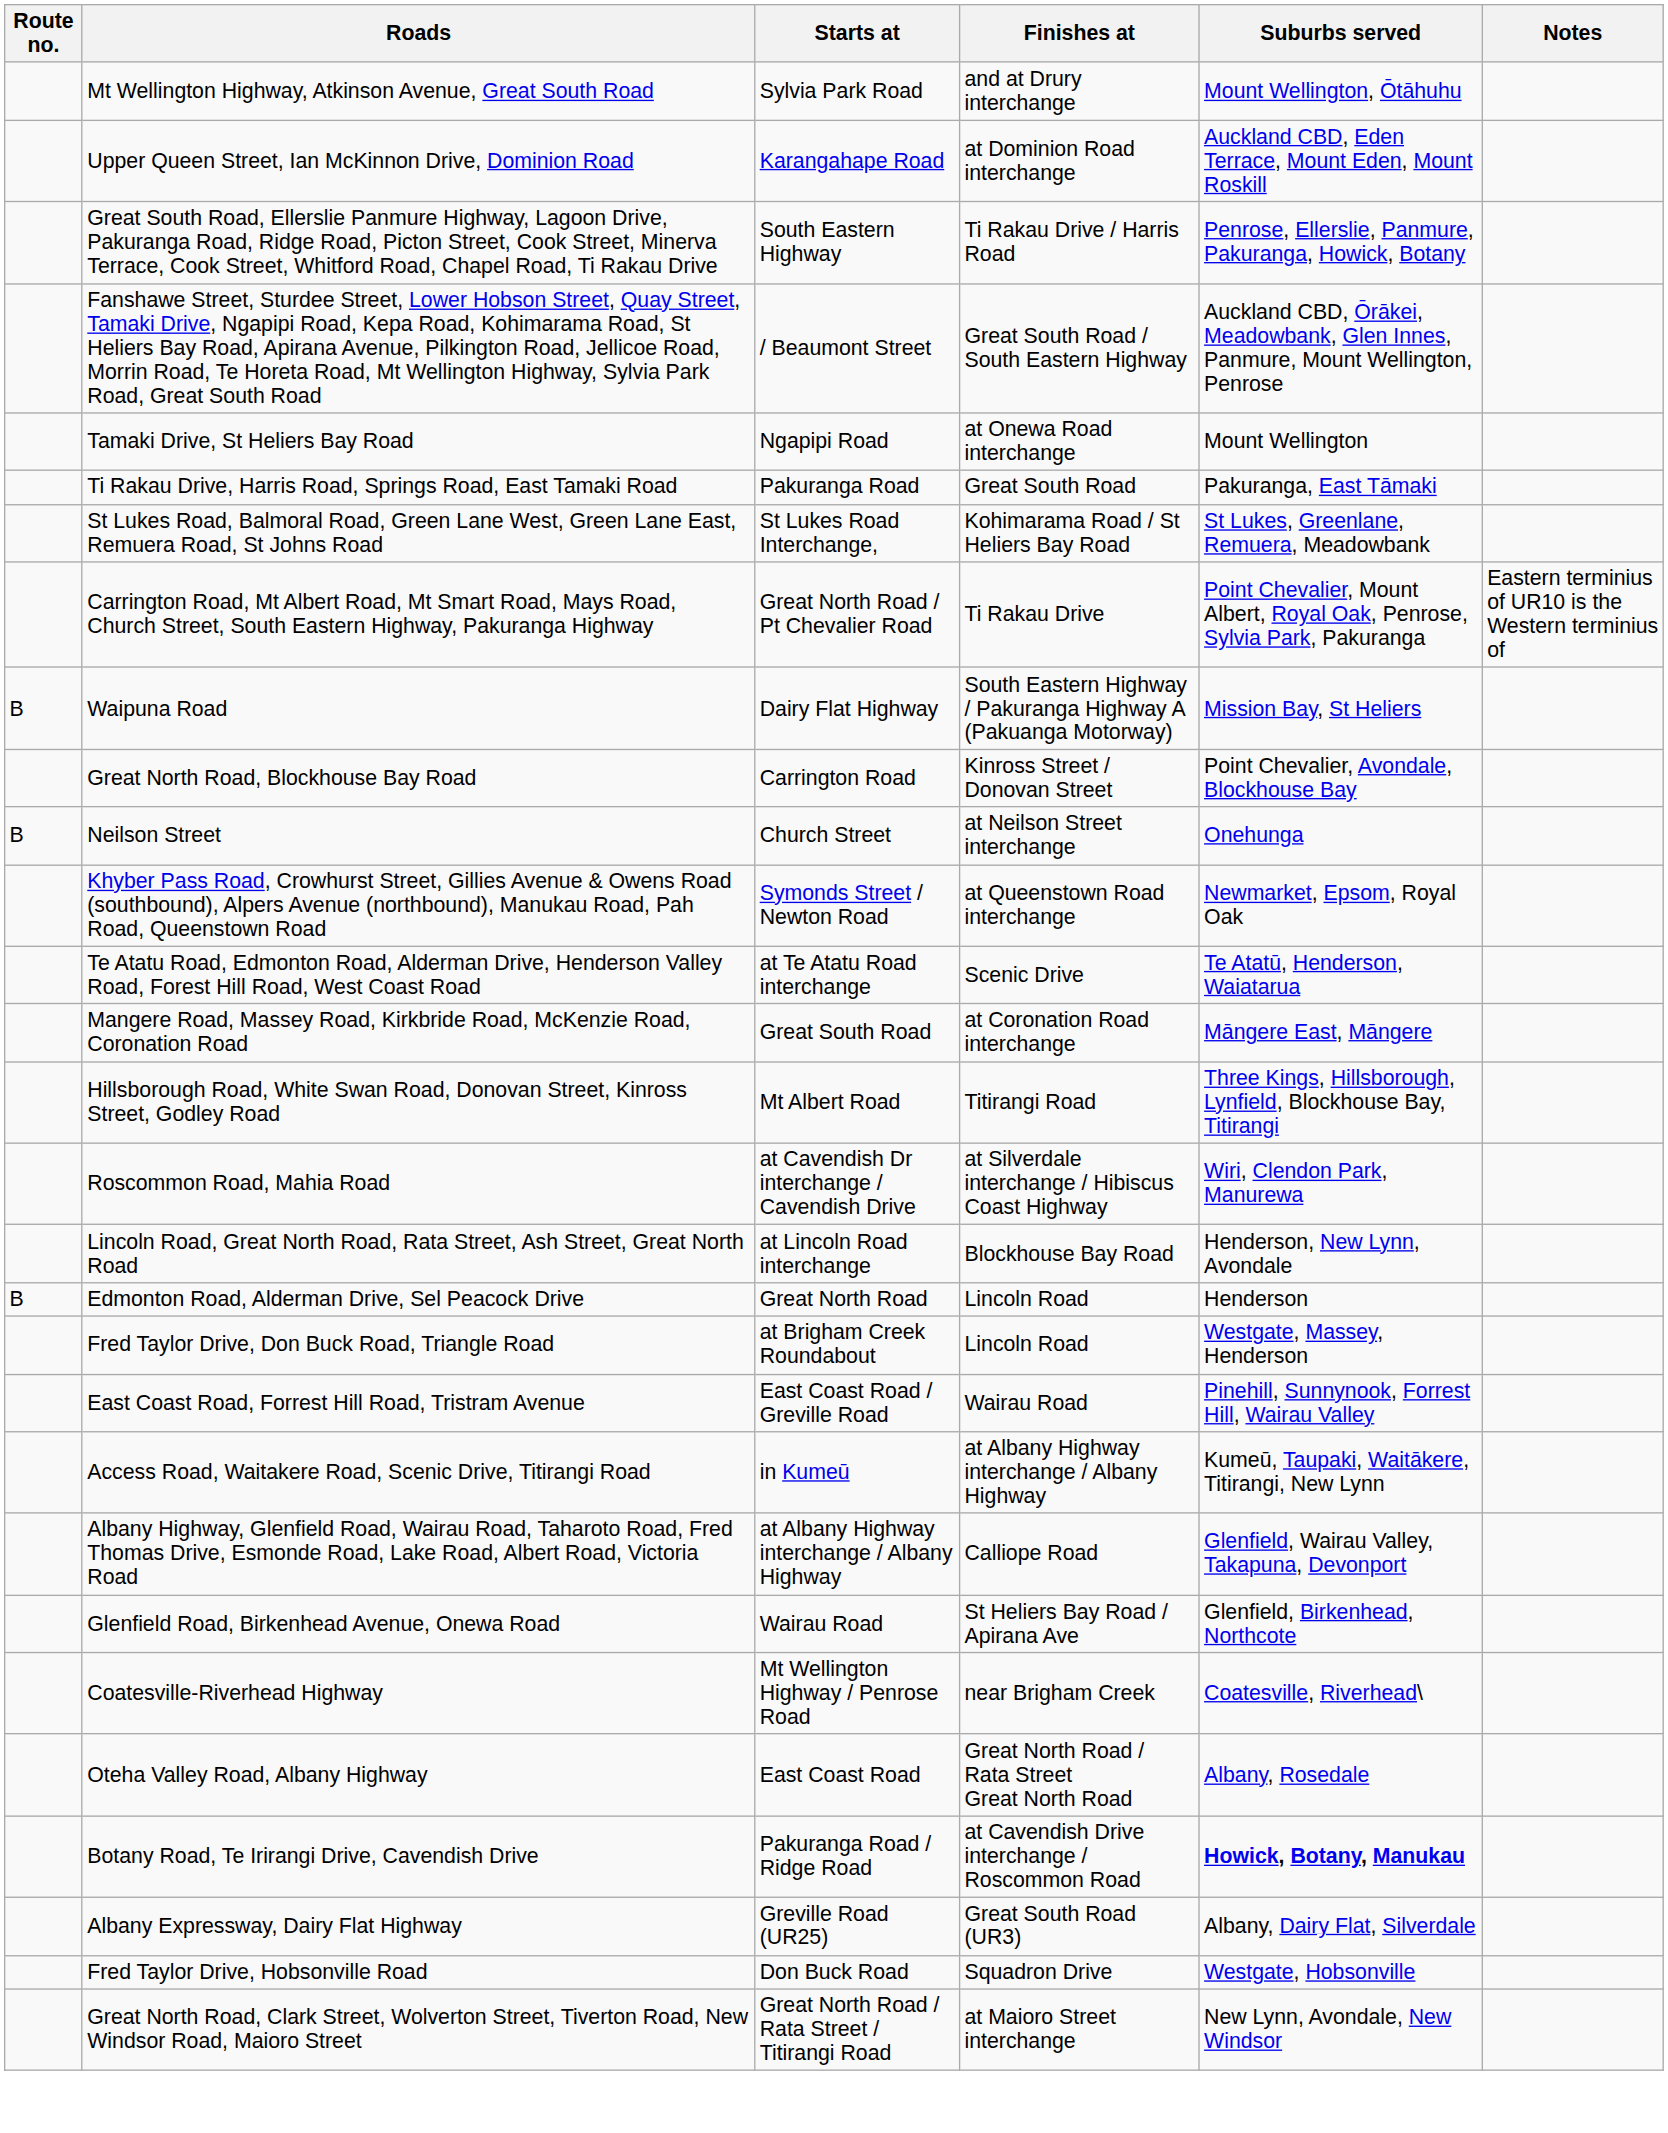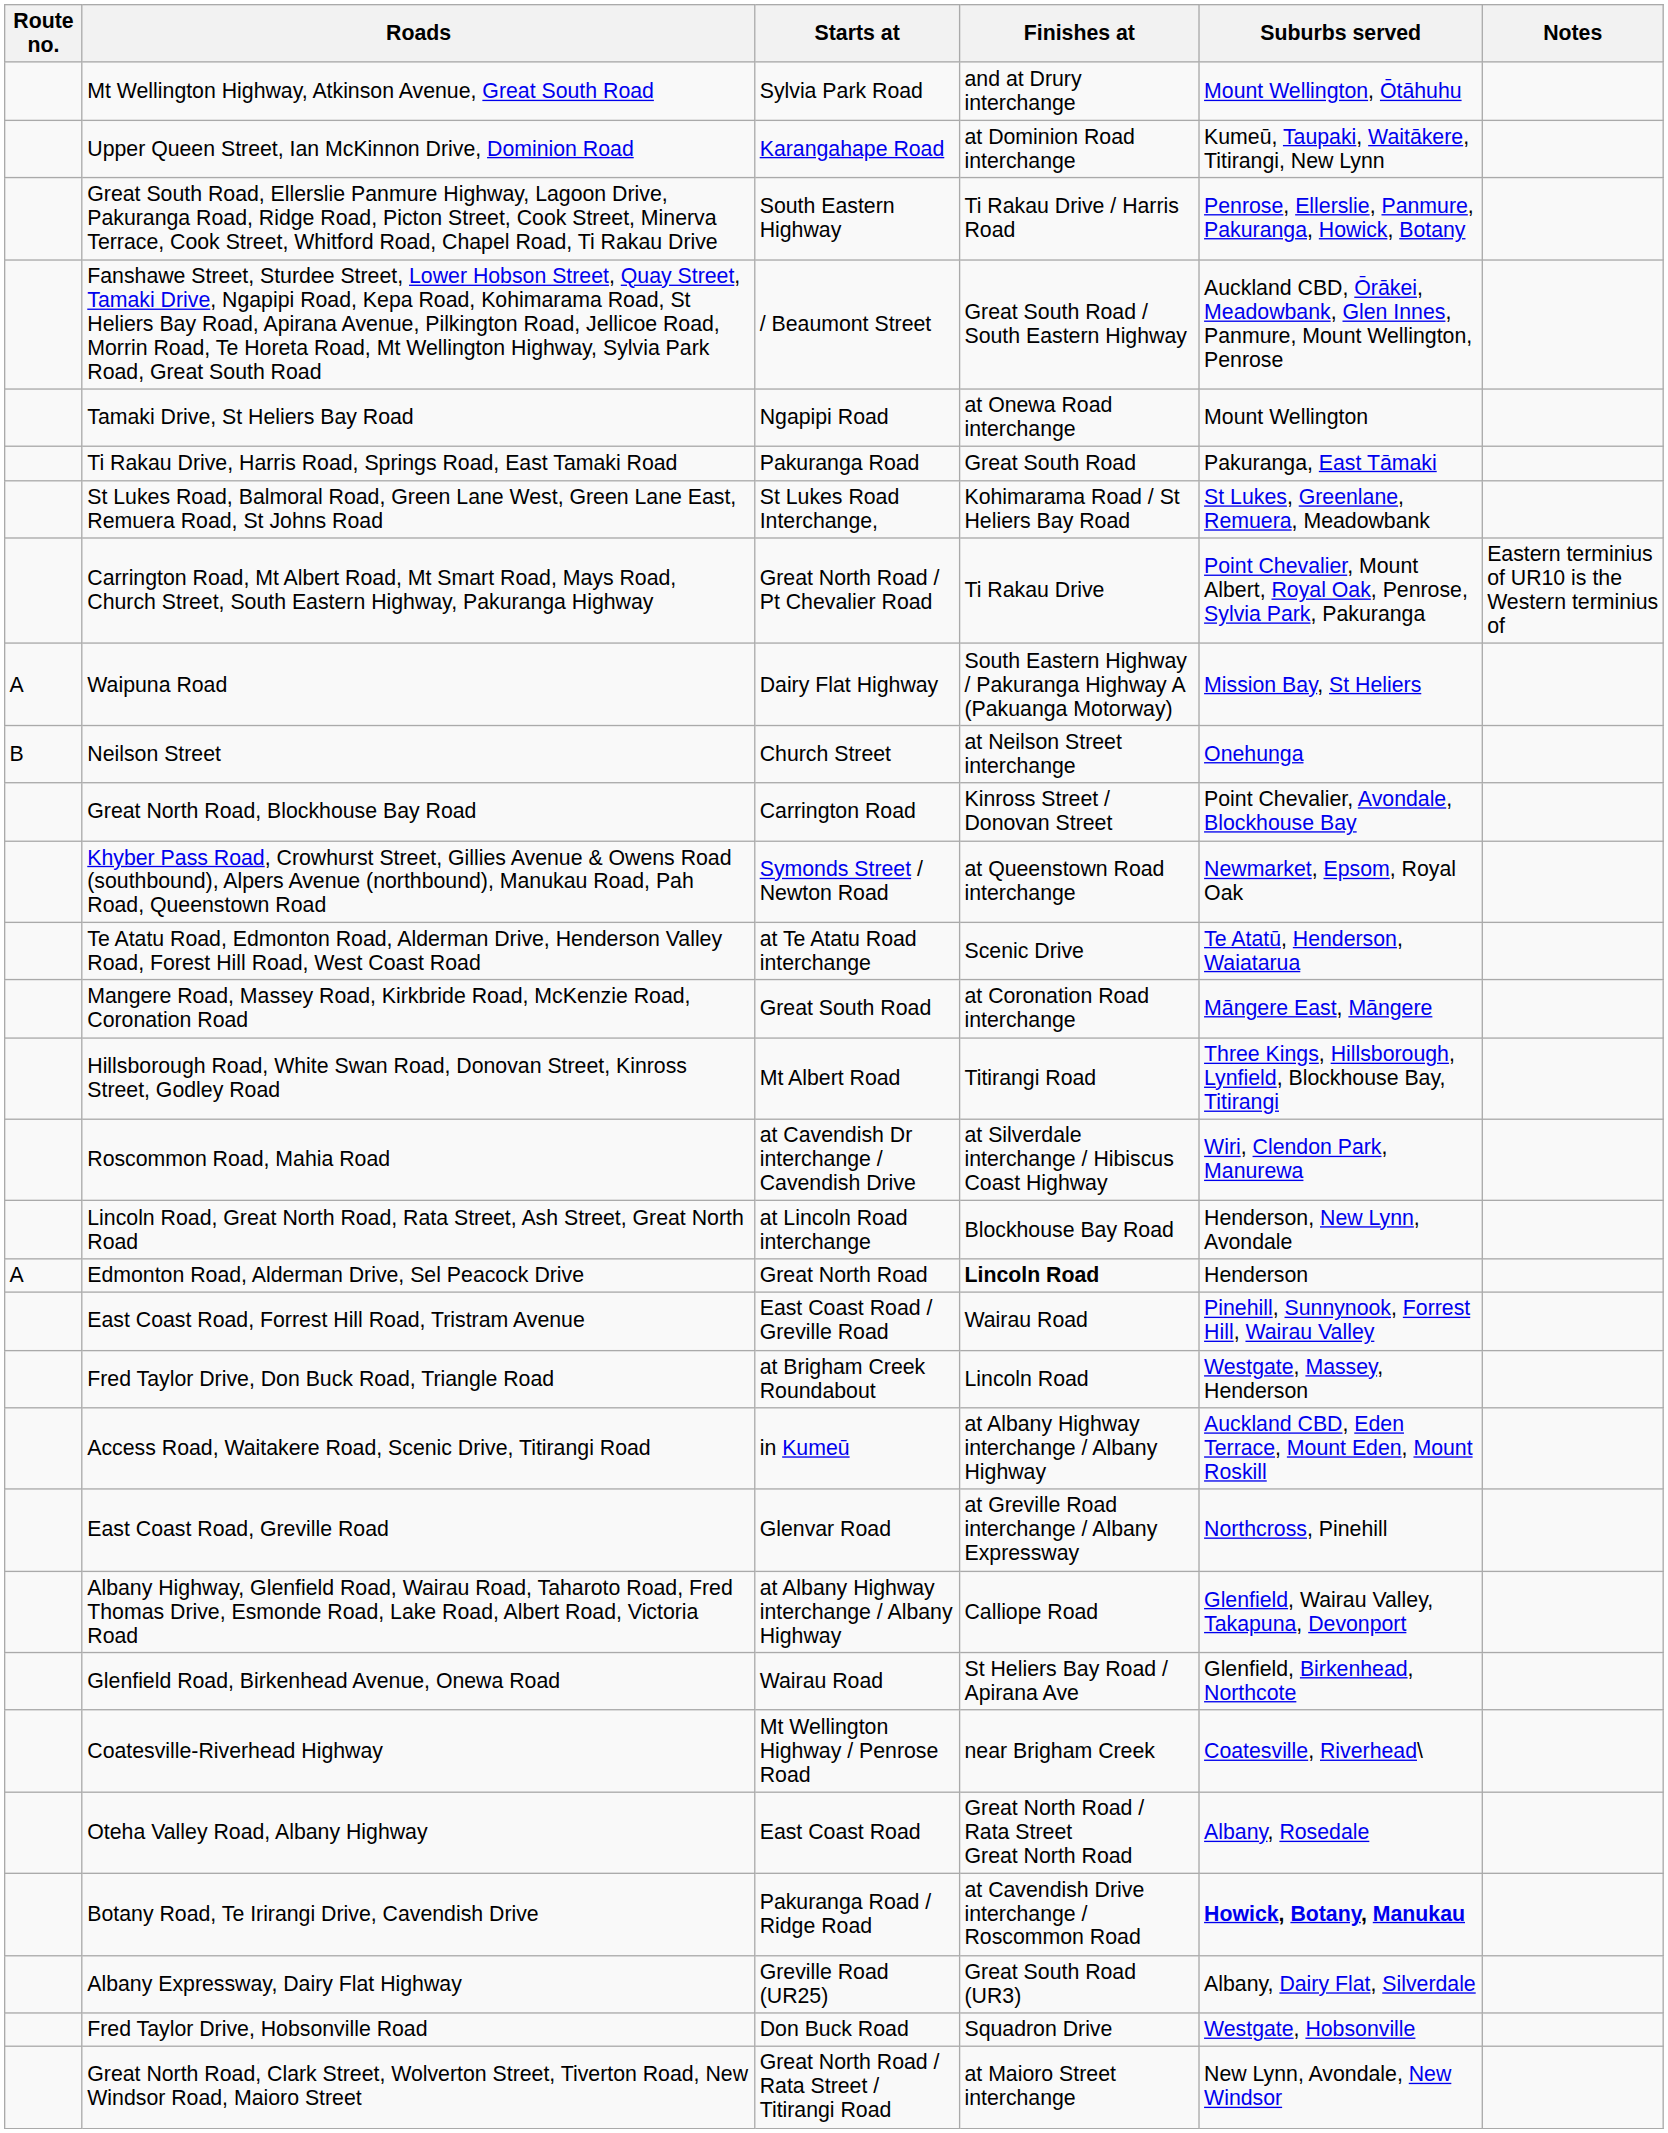(1338, 160) Auckland CBD, Eden Terrace, Mount Eden, Mount Roskill -> (1337, 148) Kumeū, Taupaki, Waitākere, Titirangi, New Lynn
(17, 708) B -> (17, 684) A
rows swapped: (154, 835) <-> (282, 777)
(17, 1299) B -> (17, 1275) A
(1027, 1299) normal -> (1032, 1275) bold
rows swapped: (336, 1402) <-> (321, 1344)
(1337, 1472) Kumeū, Taupaki, Waitākere, Titirangi, New Lynn -> (1338, 1448) Auckland CBD, Eden Terrace, Mount Eden, Mount Roskill
+ row: (238, 1529)
